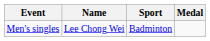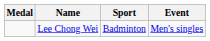columns swapped: (190, 12) <-> (33, 12)
